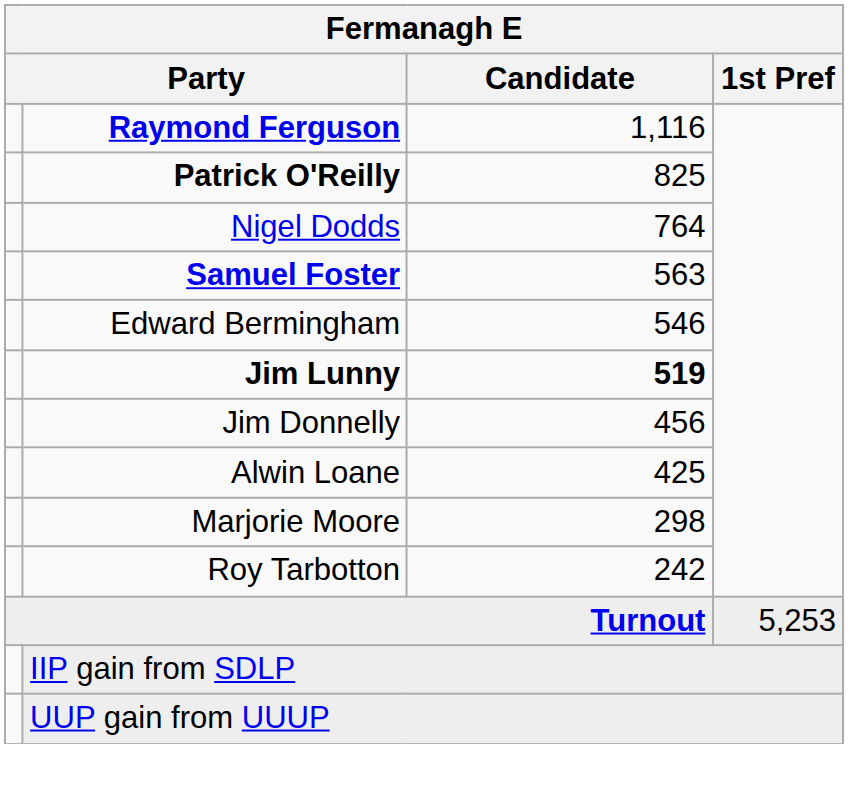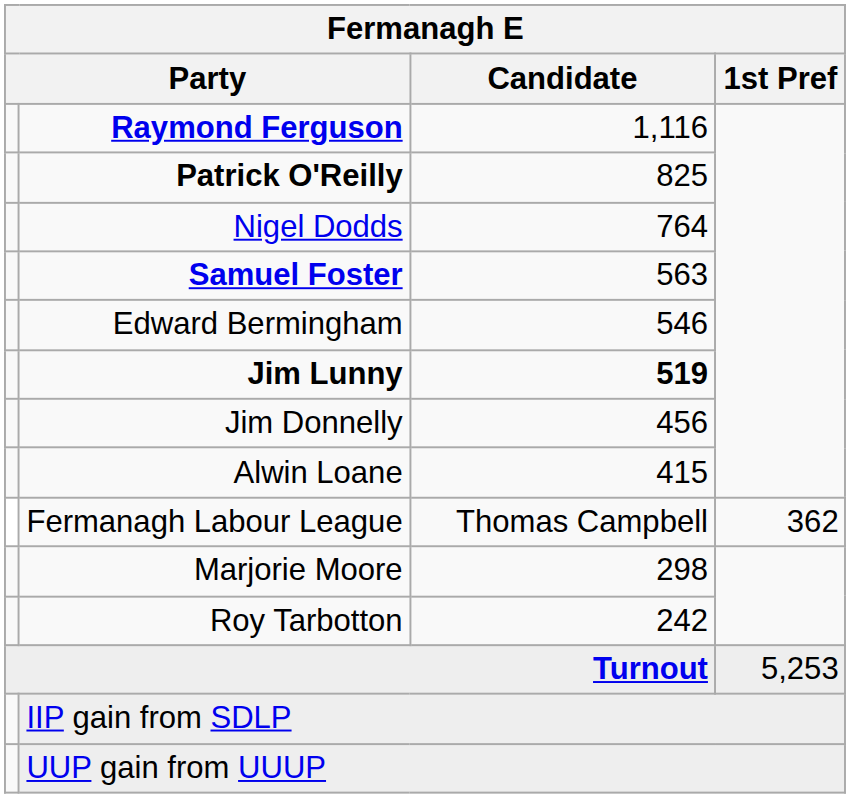(680, 472) 425 -> (682, 472) 415
+ row: (215, 521)
